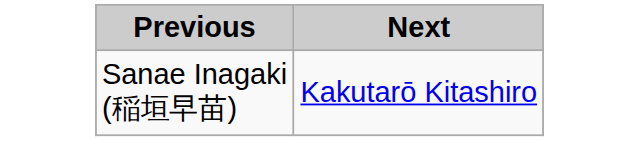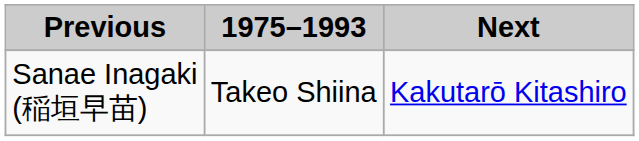+ column: (294, 27)
